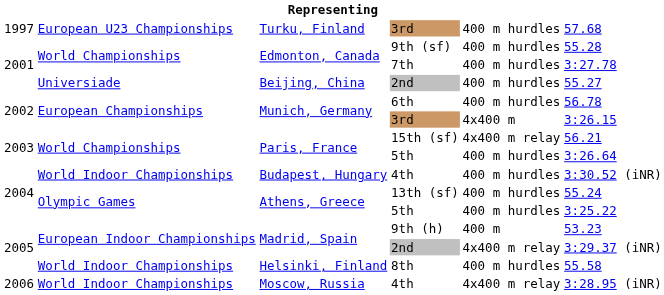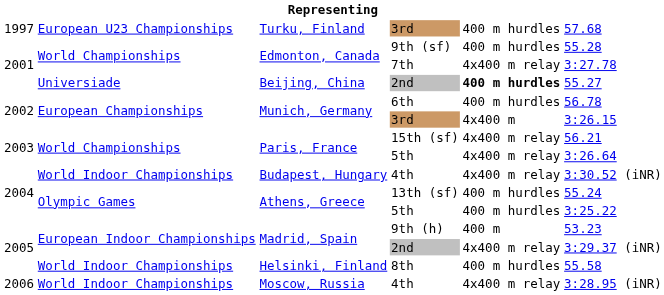(511, 65) 400 m hurdles -> (511, 65) 4x400 m relay
(511, 83) normal -> (511, 83) bold
(511, 156) 400 m hurdles -> (511, 156) 4x400 m relay
(511, 174) 400 m hurdles -> (511, 174) 4x400 m relay
